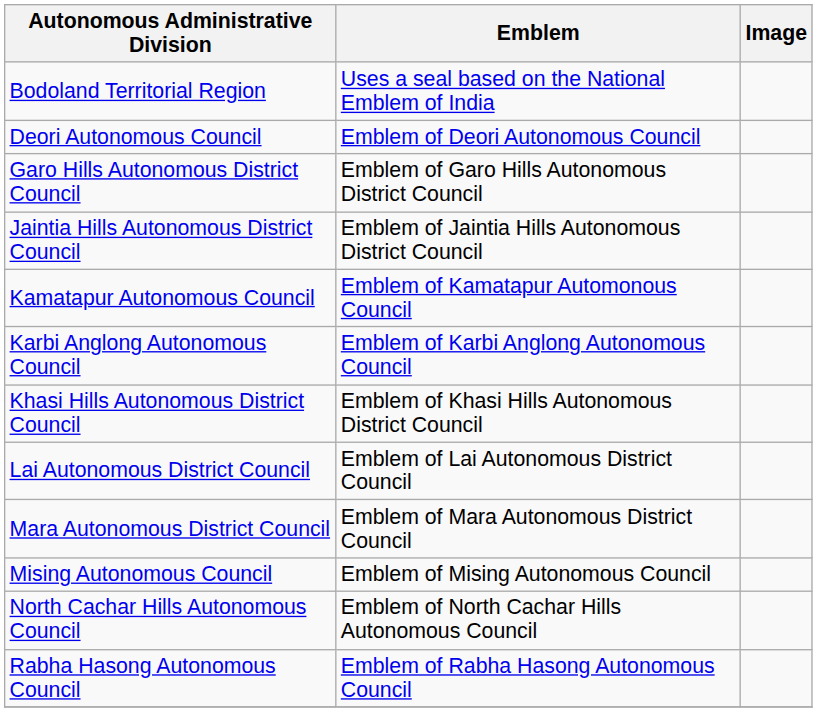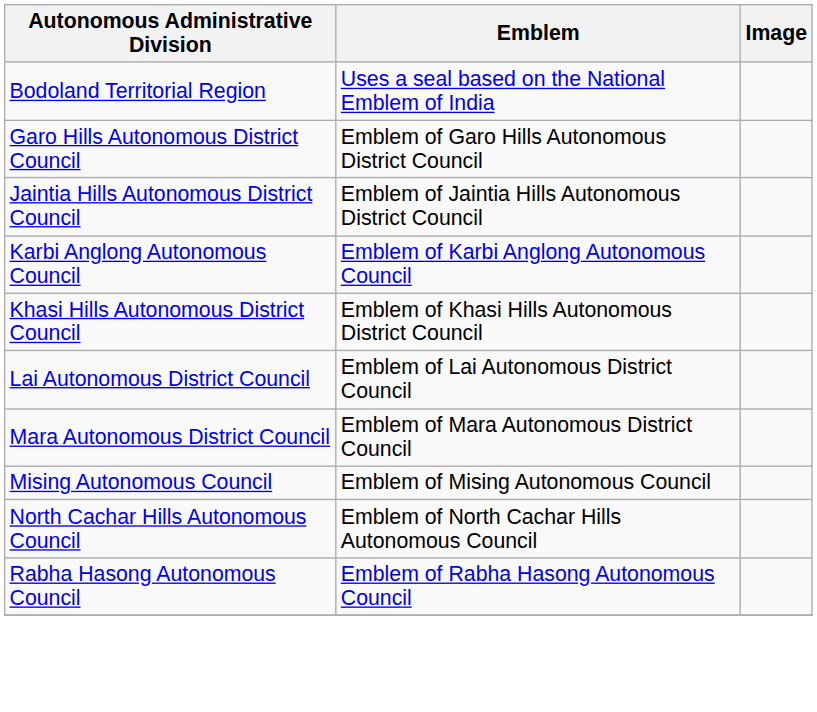- row: (136, 136)
- row: (162, 297)
